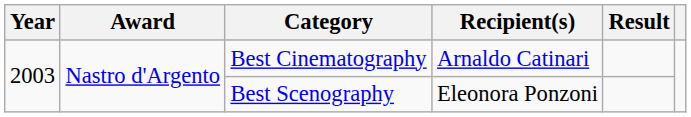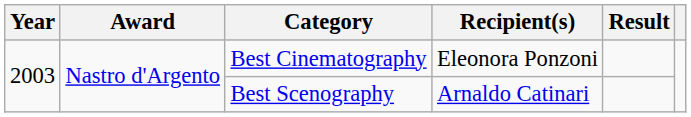(513, 58) Arnaldo Catinari -> (518, 58) Eleonora Ponzoni
(518, 93) Eleonora Ponzoni -> (513, 93) Arnaldo Catinari
